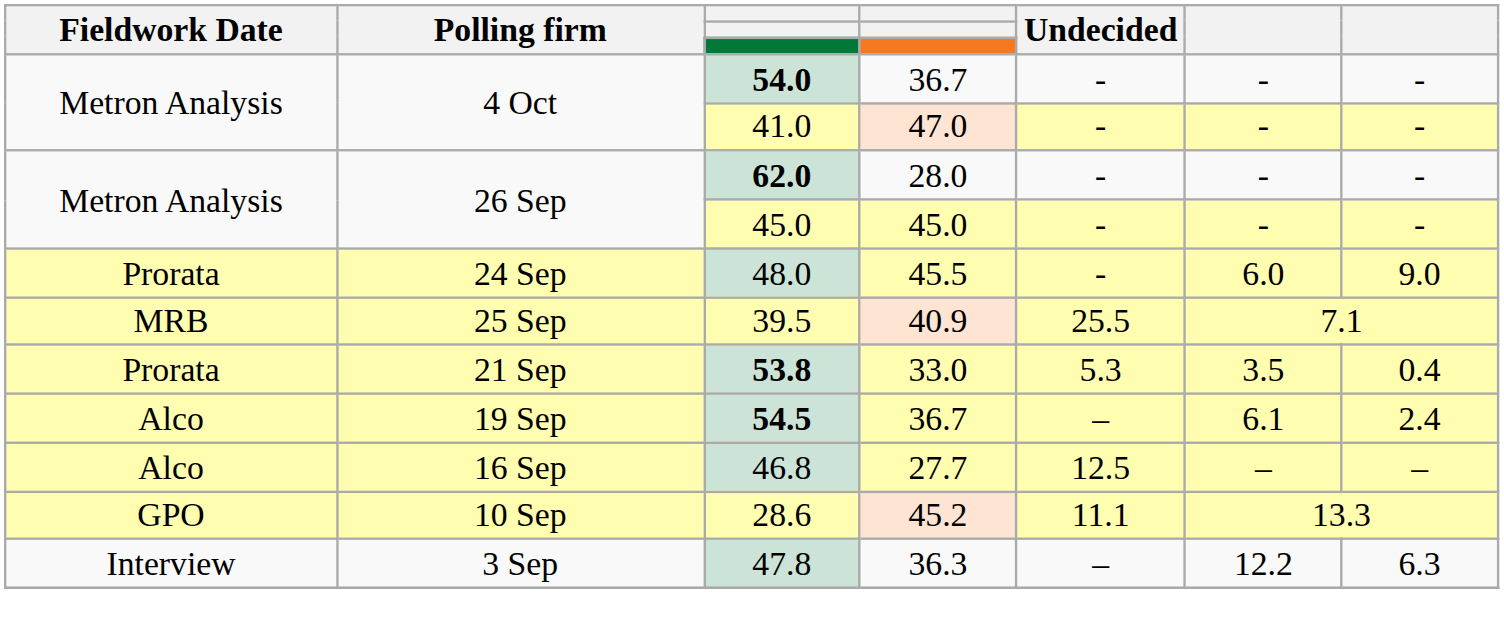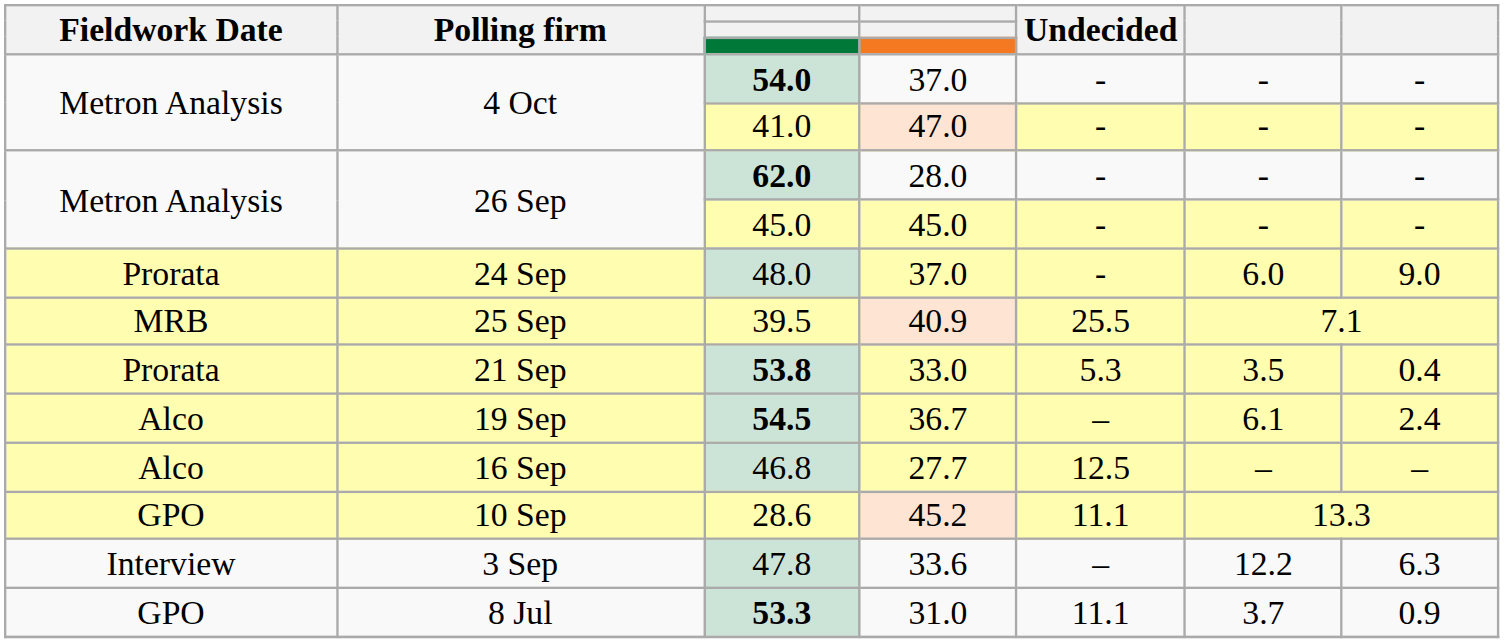(938, 78) 36.7 -> (938, 78) 37.0
(938, 273) 45.5 -> (938, 273) 37.0
(938, 564) 36.3 -> (938, 564) 33.6
+ row: (782, 612)
